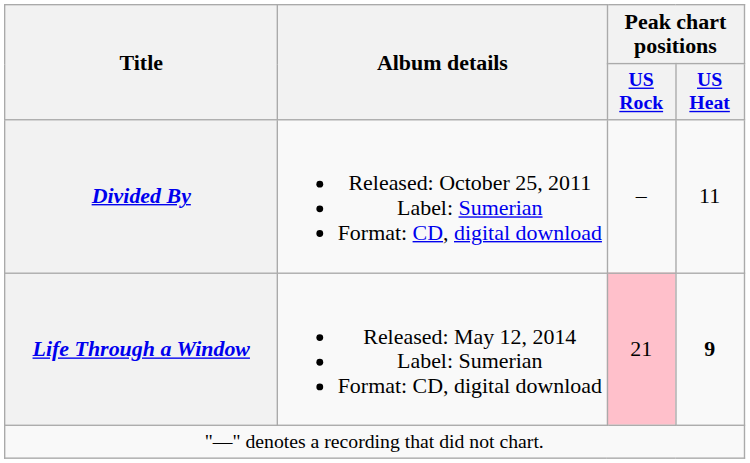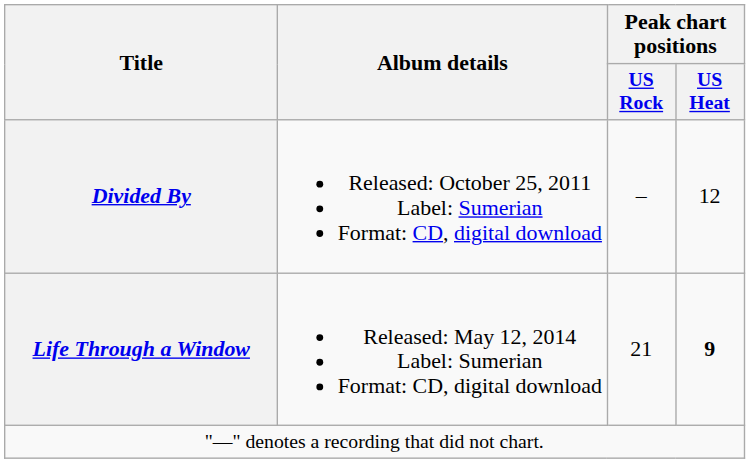(710, 196) 11 -> (710, 196) 12
(641, 348) pink background -> (641, 348) no background
